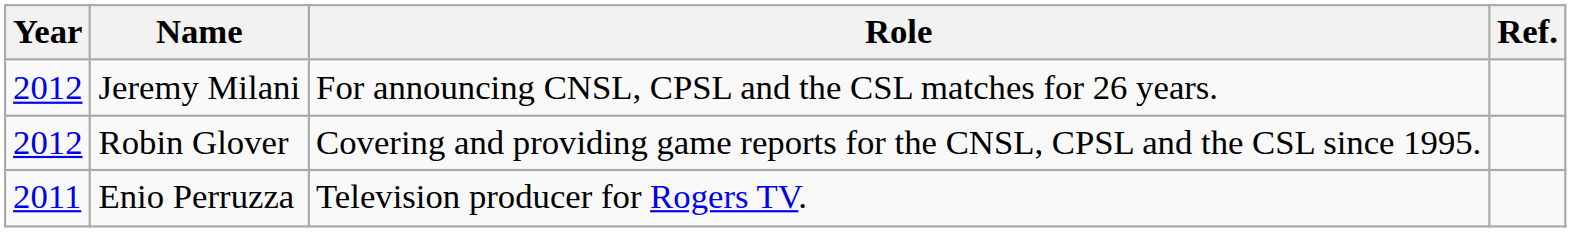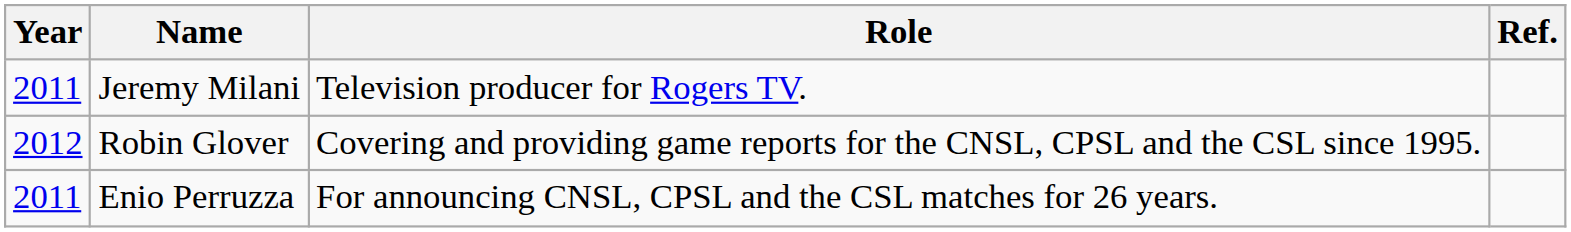(48, 87) 2012 -> (47, 87) 2011
(767, 87) For announcing CNSL, CPSL and the CSL matches for 26 years. -> (562, 87) Television producer for Rogers TV.
(562, 197) Television producer for Rogers TV. -> (767, 197) For announcing CNSL, CPSL and the CSL matches for 26 years.
